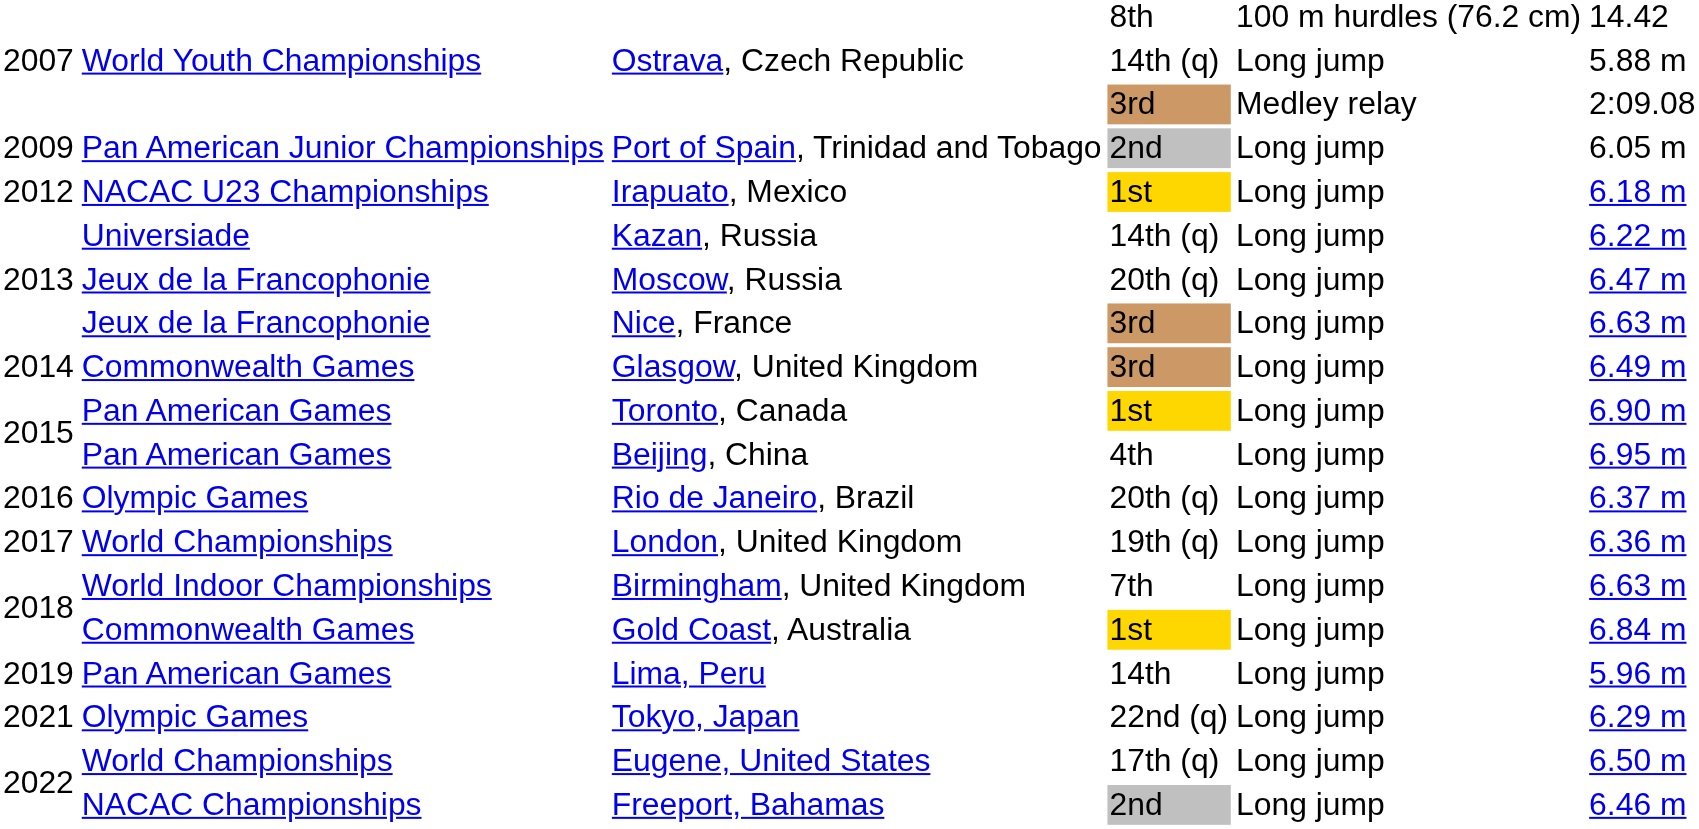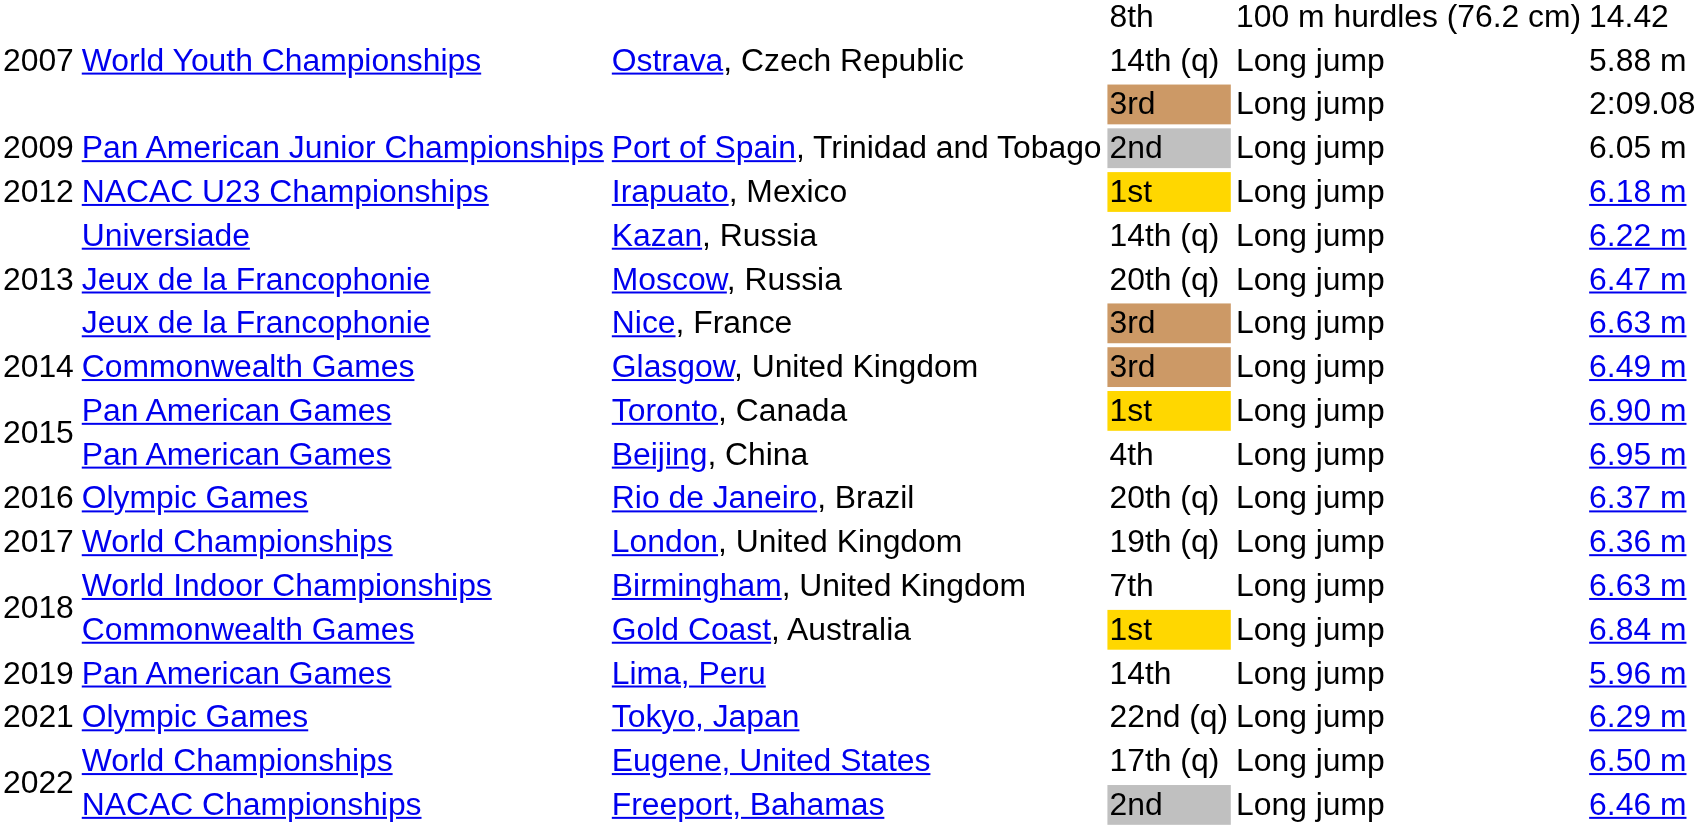(1326, 103) Medley relay -> (1310, 103) Long jump
